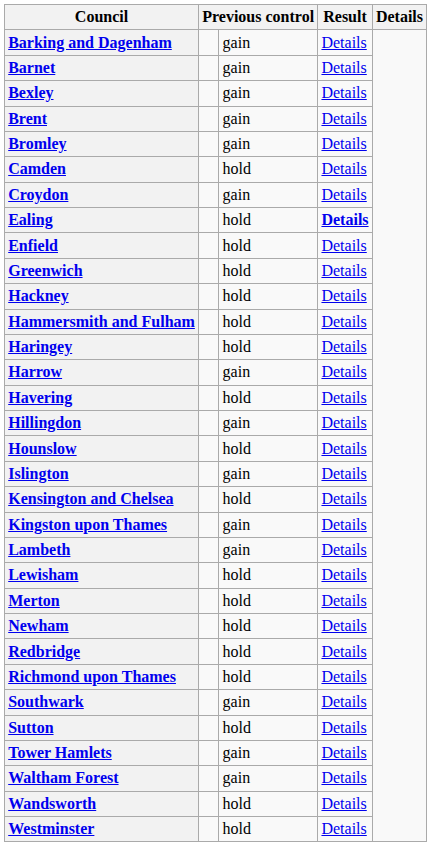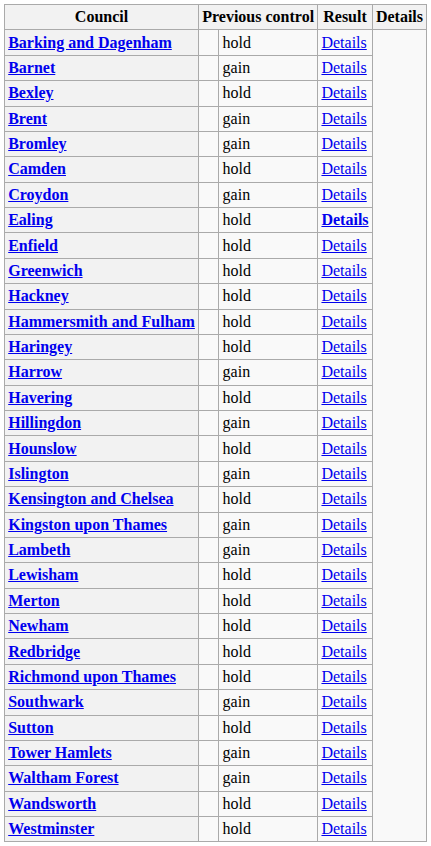(236, 42) gain -> (237, 42) hold
(236, 93) gain -> (237, 93) hold
